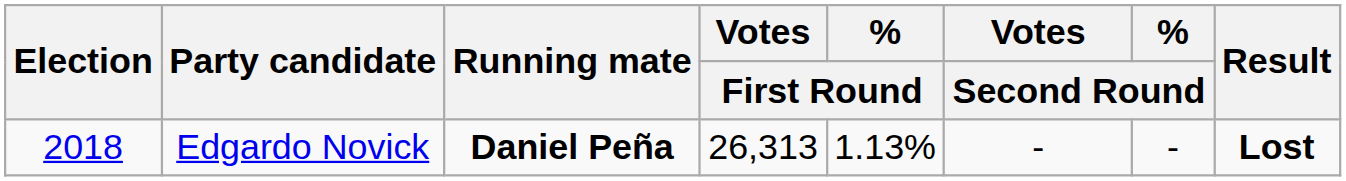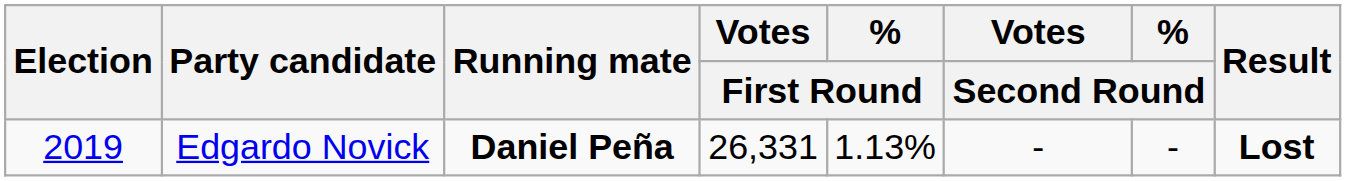(83, 146) 2018 -> (83, 146) 2019
(763, 146) 26,313 -> (763, 146) 26,331
